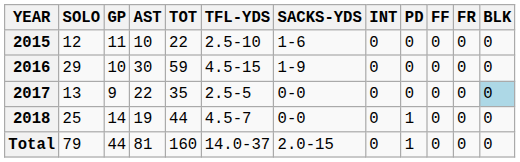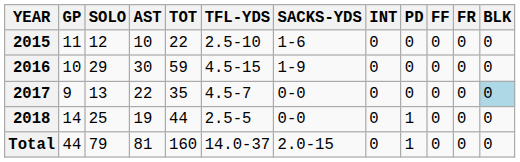columns swapped: (117, 17) <-> (81, 17)
(228, 94) 2.5-5 -> (228, 94) 4.5-7
(228, 119) 4.5-7 -> (228, 119) 2.5-5
